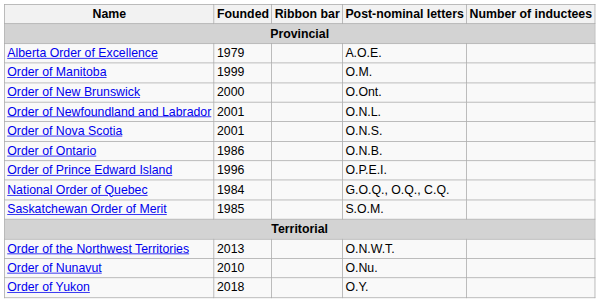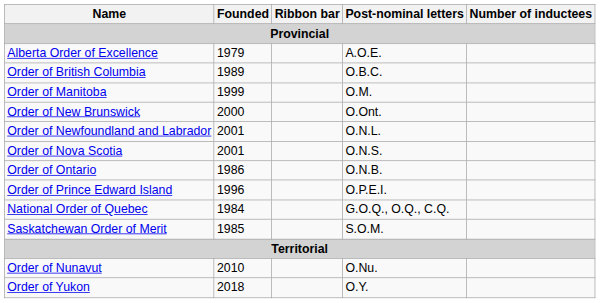+ row: (76, 72)
- row: (98, 248)
